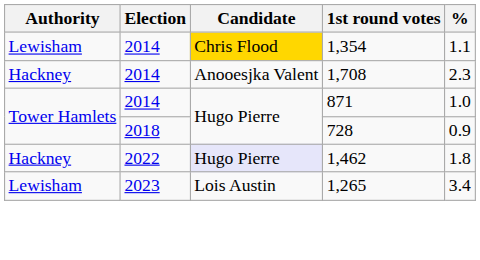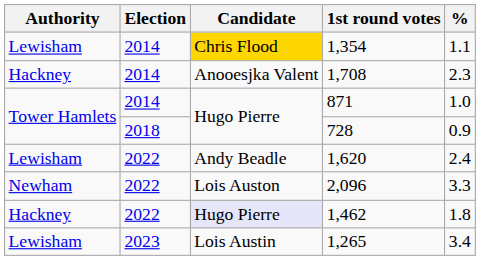+ row: (346, 158)
+ row: (346, 185)
